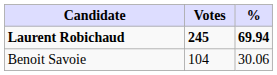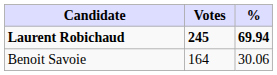(198, 59) 104 -> (198, 59) 164
